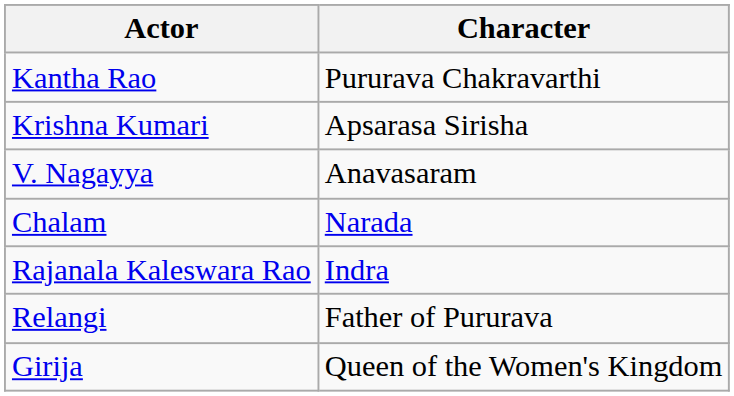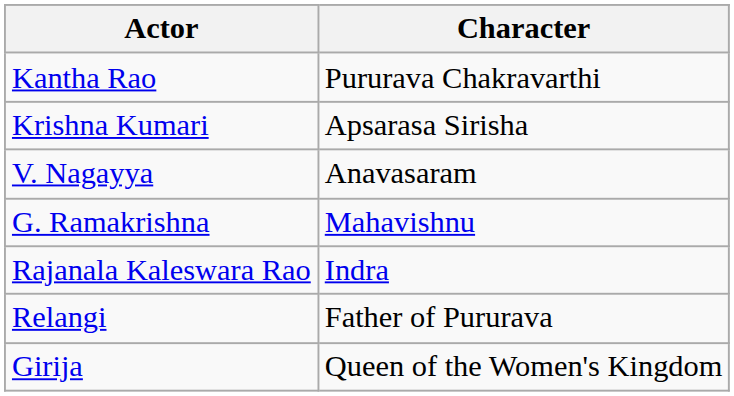+ row: (111, 221)
- row: (59, 221)
